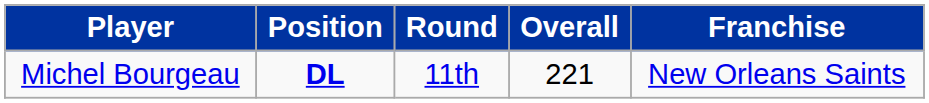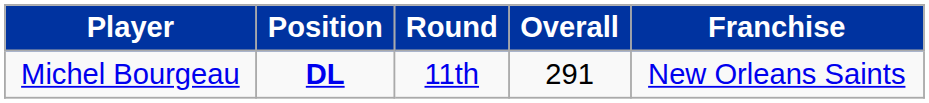(570, 73) 221 -> (570, 73) 291
